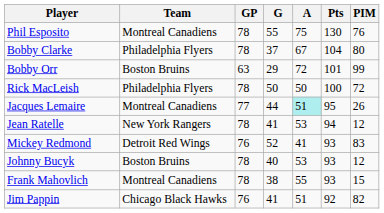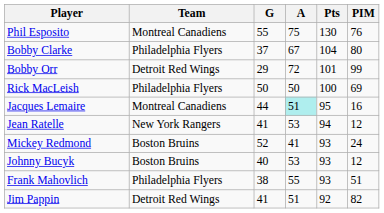- column: (249, 13)
(156, 69) Boston Bruins -> (176, 69) Detroit Red Wings
(359, 87) 72 -> (356, 87) 69
(359, 106) 26 -> (356, 106) 16
(166, 143) Detroit Red Wings -> (165, 143) Boston Bruins
(359, 143) 83 -> (356, 143) 24
(169, 180) Montreal Canadiens -> (177, 180) Philadelphia Flyers
(359, 180) 15 -> (356, 180) 51
(175, 198) Chicago Black Hawks -> (176, 198) Detroit Red Wings
